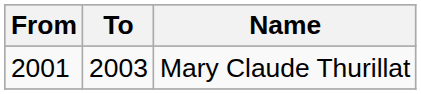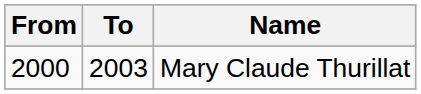(40, 67) 2001 -> (40, 67) 2000
